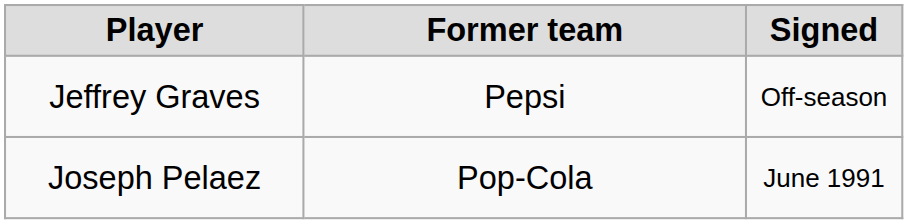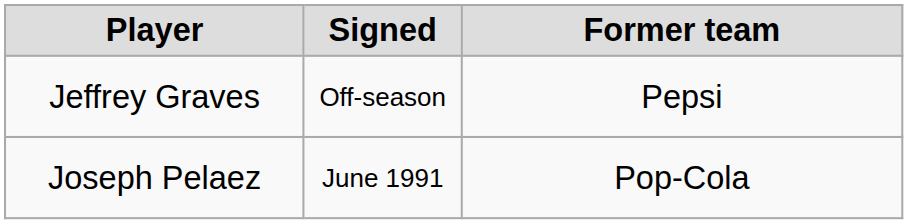columns swapped: (824, 30) <-> (525, 30)
